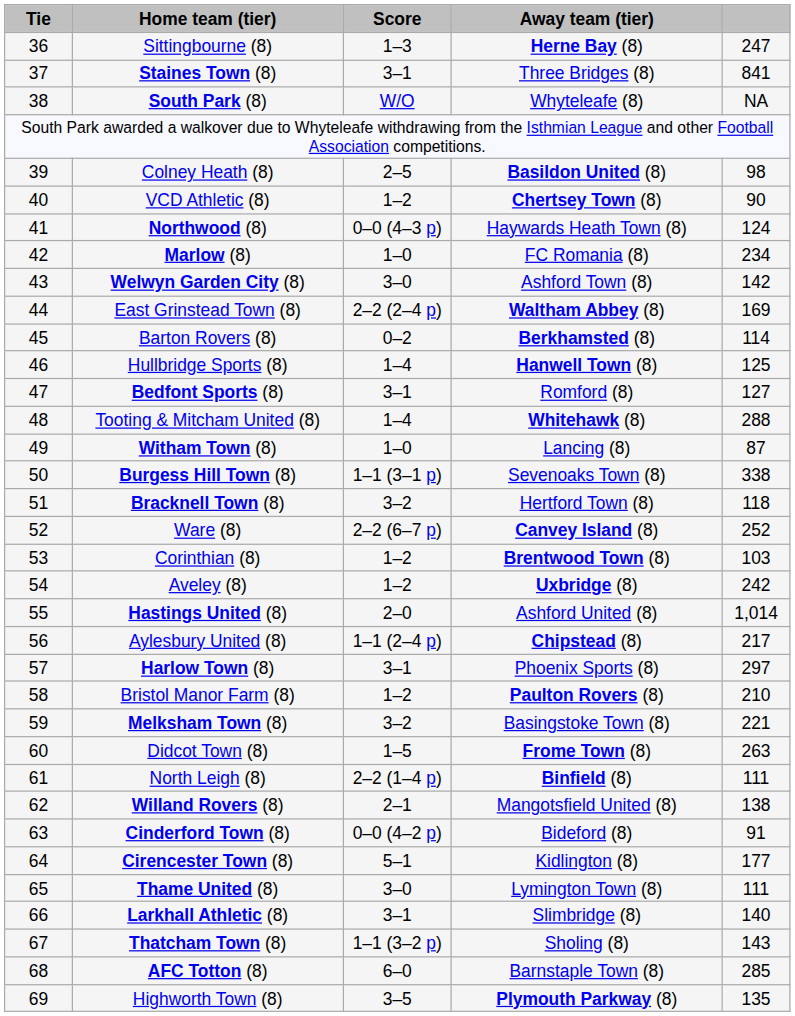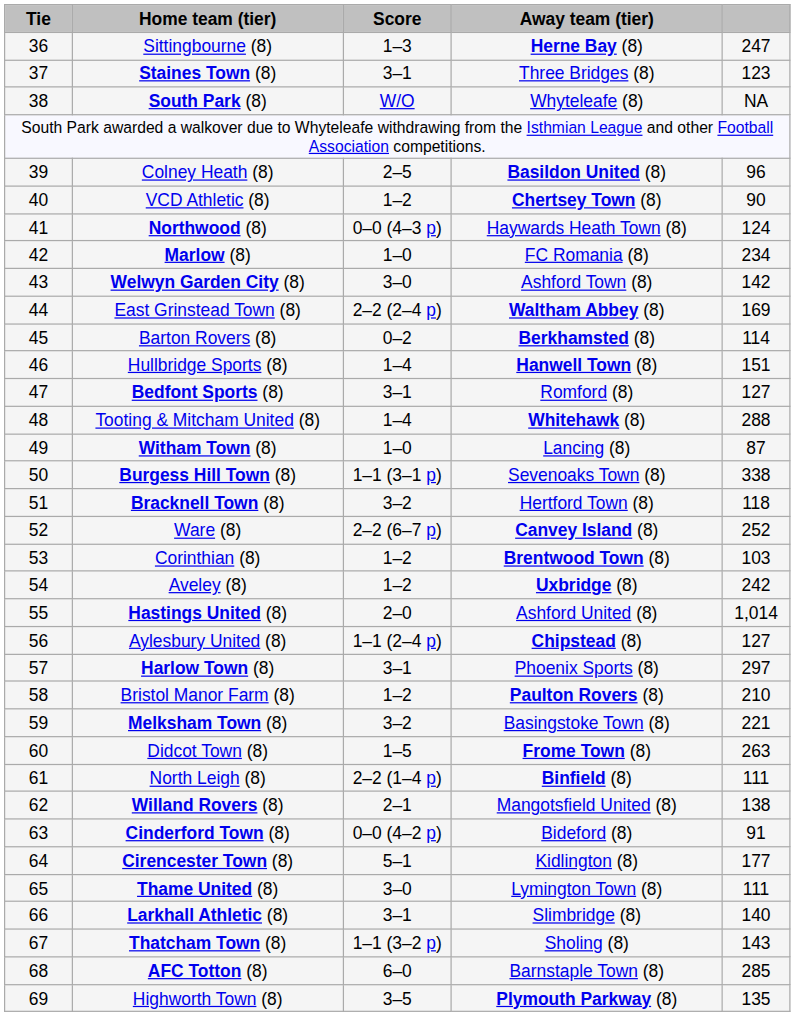(756, 74) 841 -> (756, 74) 123
(756, 173) 98 -> (756, 173) 96
(756, 365) 125 -> (756, 365) 151
(756, 641) 217 -> (756, 641) 127
